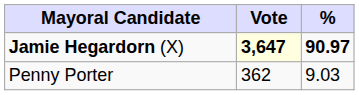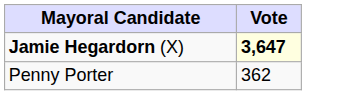- column: (328, 18)
